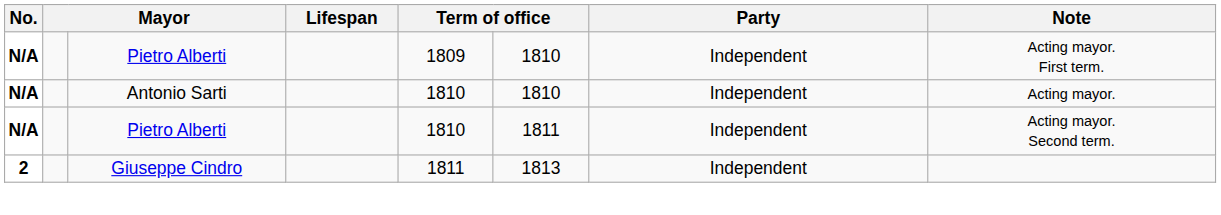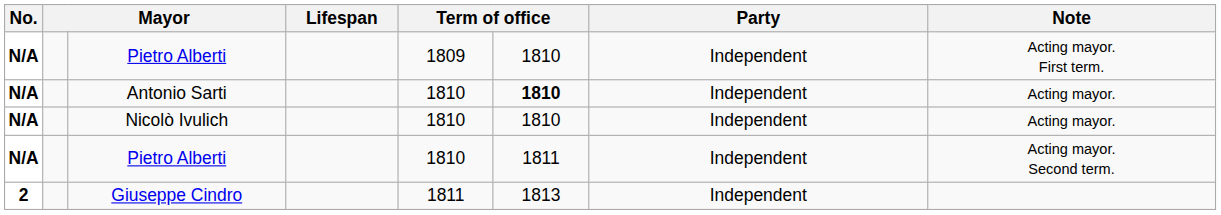(541, 93) normal -> (541, 93) bold
+ row: (24, 120)
